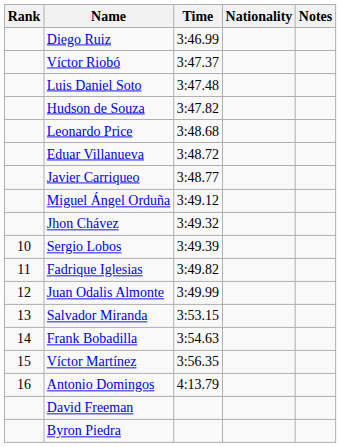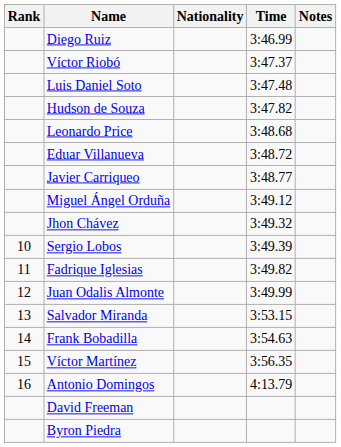columns swapped: (259, 16) <-> (198, 16)
